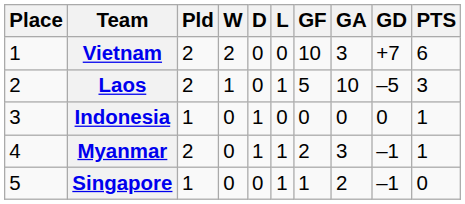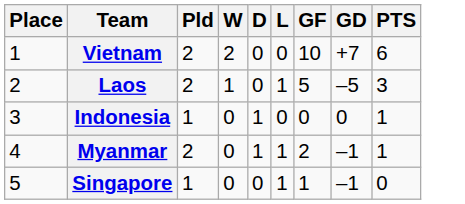- column: (351, 20)
